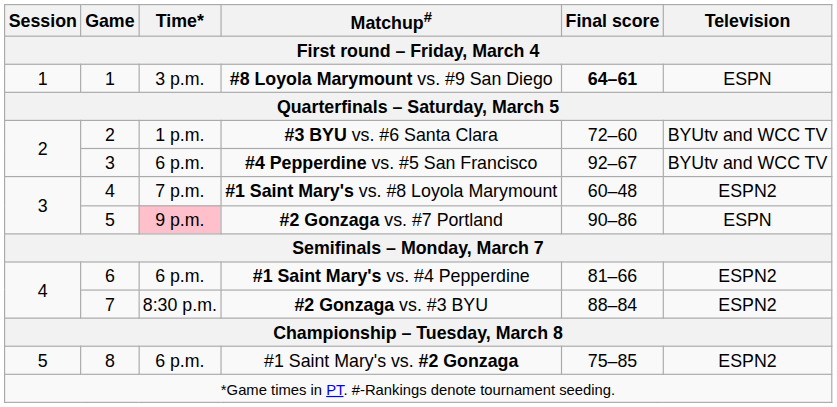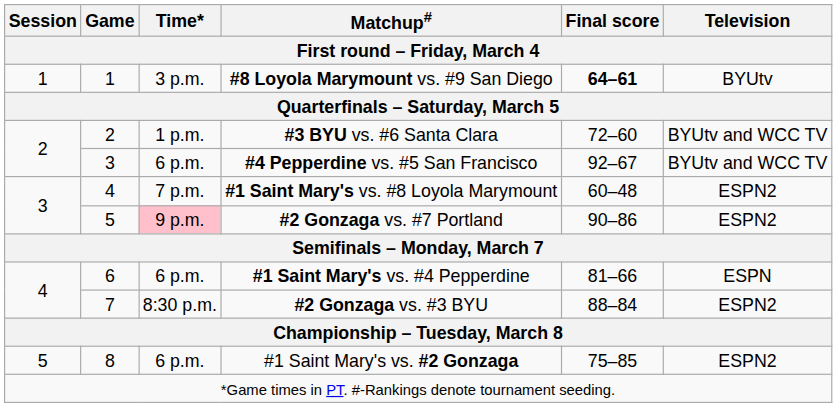(747, 79) ESPN -> (747, 79) BYUtv
(747, 220) ESPN -> (747, 220) ESPN2
(747, 276) ESPN2 -> (747, 276) ESPN
